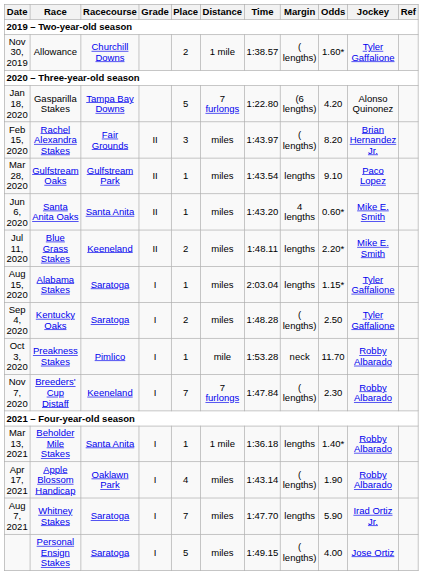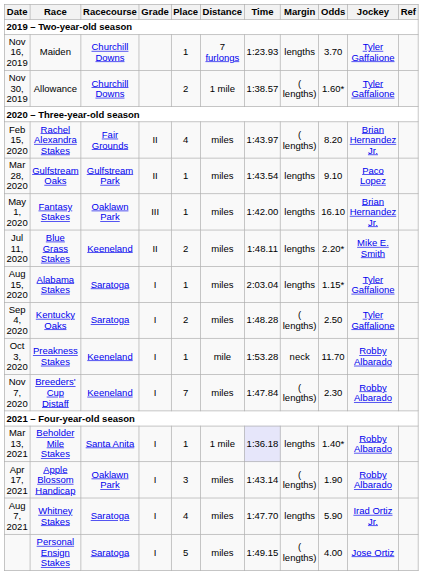+ row: (17, 53)
- row: (17, 104)
(186, 140) 3 -> (186, 140) 4
+ row: (17, 212)
- row: (17, 212)
(110, 357) Pimlico -> (110, 357) Keeneland
(222, 393) 7 furlongs -> (222, 393) miles
(262, 444) no background -> (262, 444) lavender background
(186, 480) 4 -> (186, 480) 3
(186, 516) 7 -> (186, 516) 4
